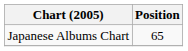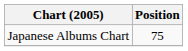(157, 35) 65 -> (157, 35) 75
